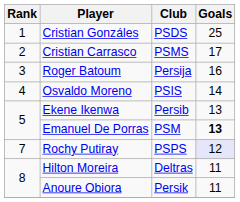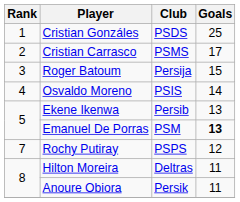(215, 71) 16 -> (215, 71) 15
(215, 149) lavender background -> (215, 149) no background
